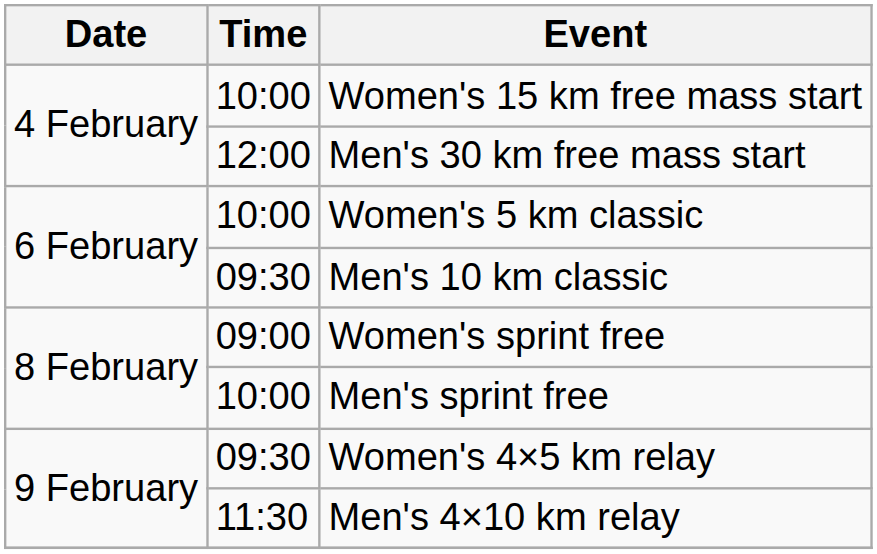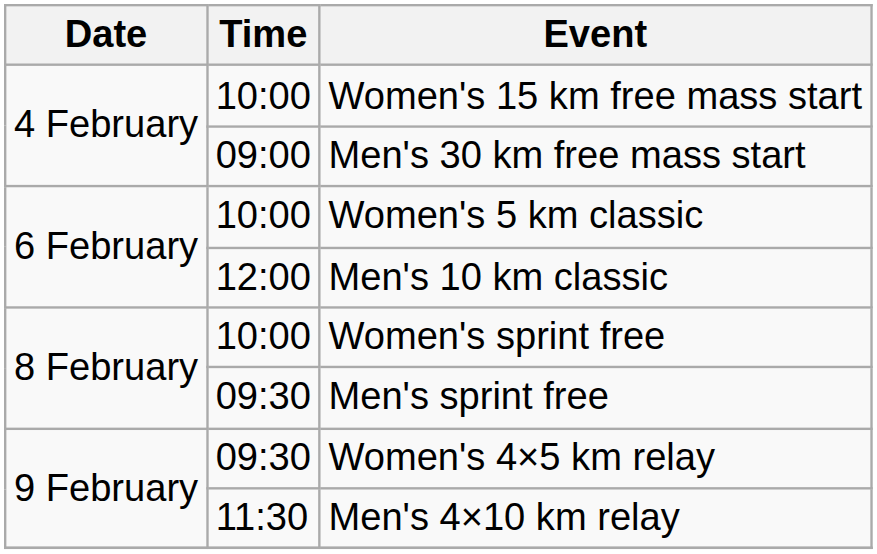(263, 155) 12:00 -> (263, 155) 09:00
(263, 276) 09:30 -> (263, 276) 12:00
(263, 336) 09:00 -> (263, 336) 10:00
(263, 397) 10:00 -> (263, 397) 09:30
